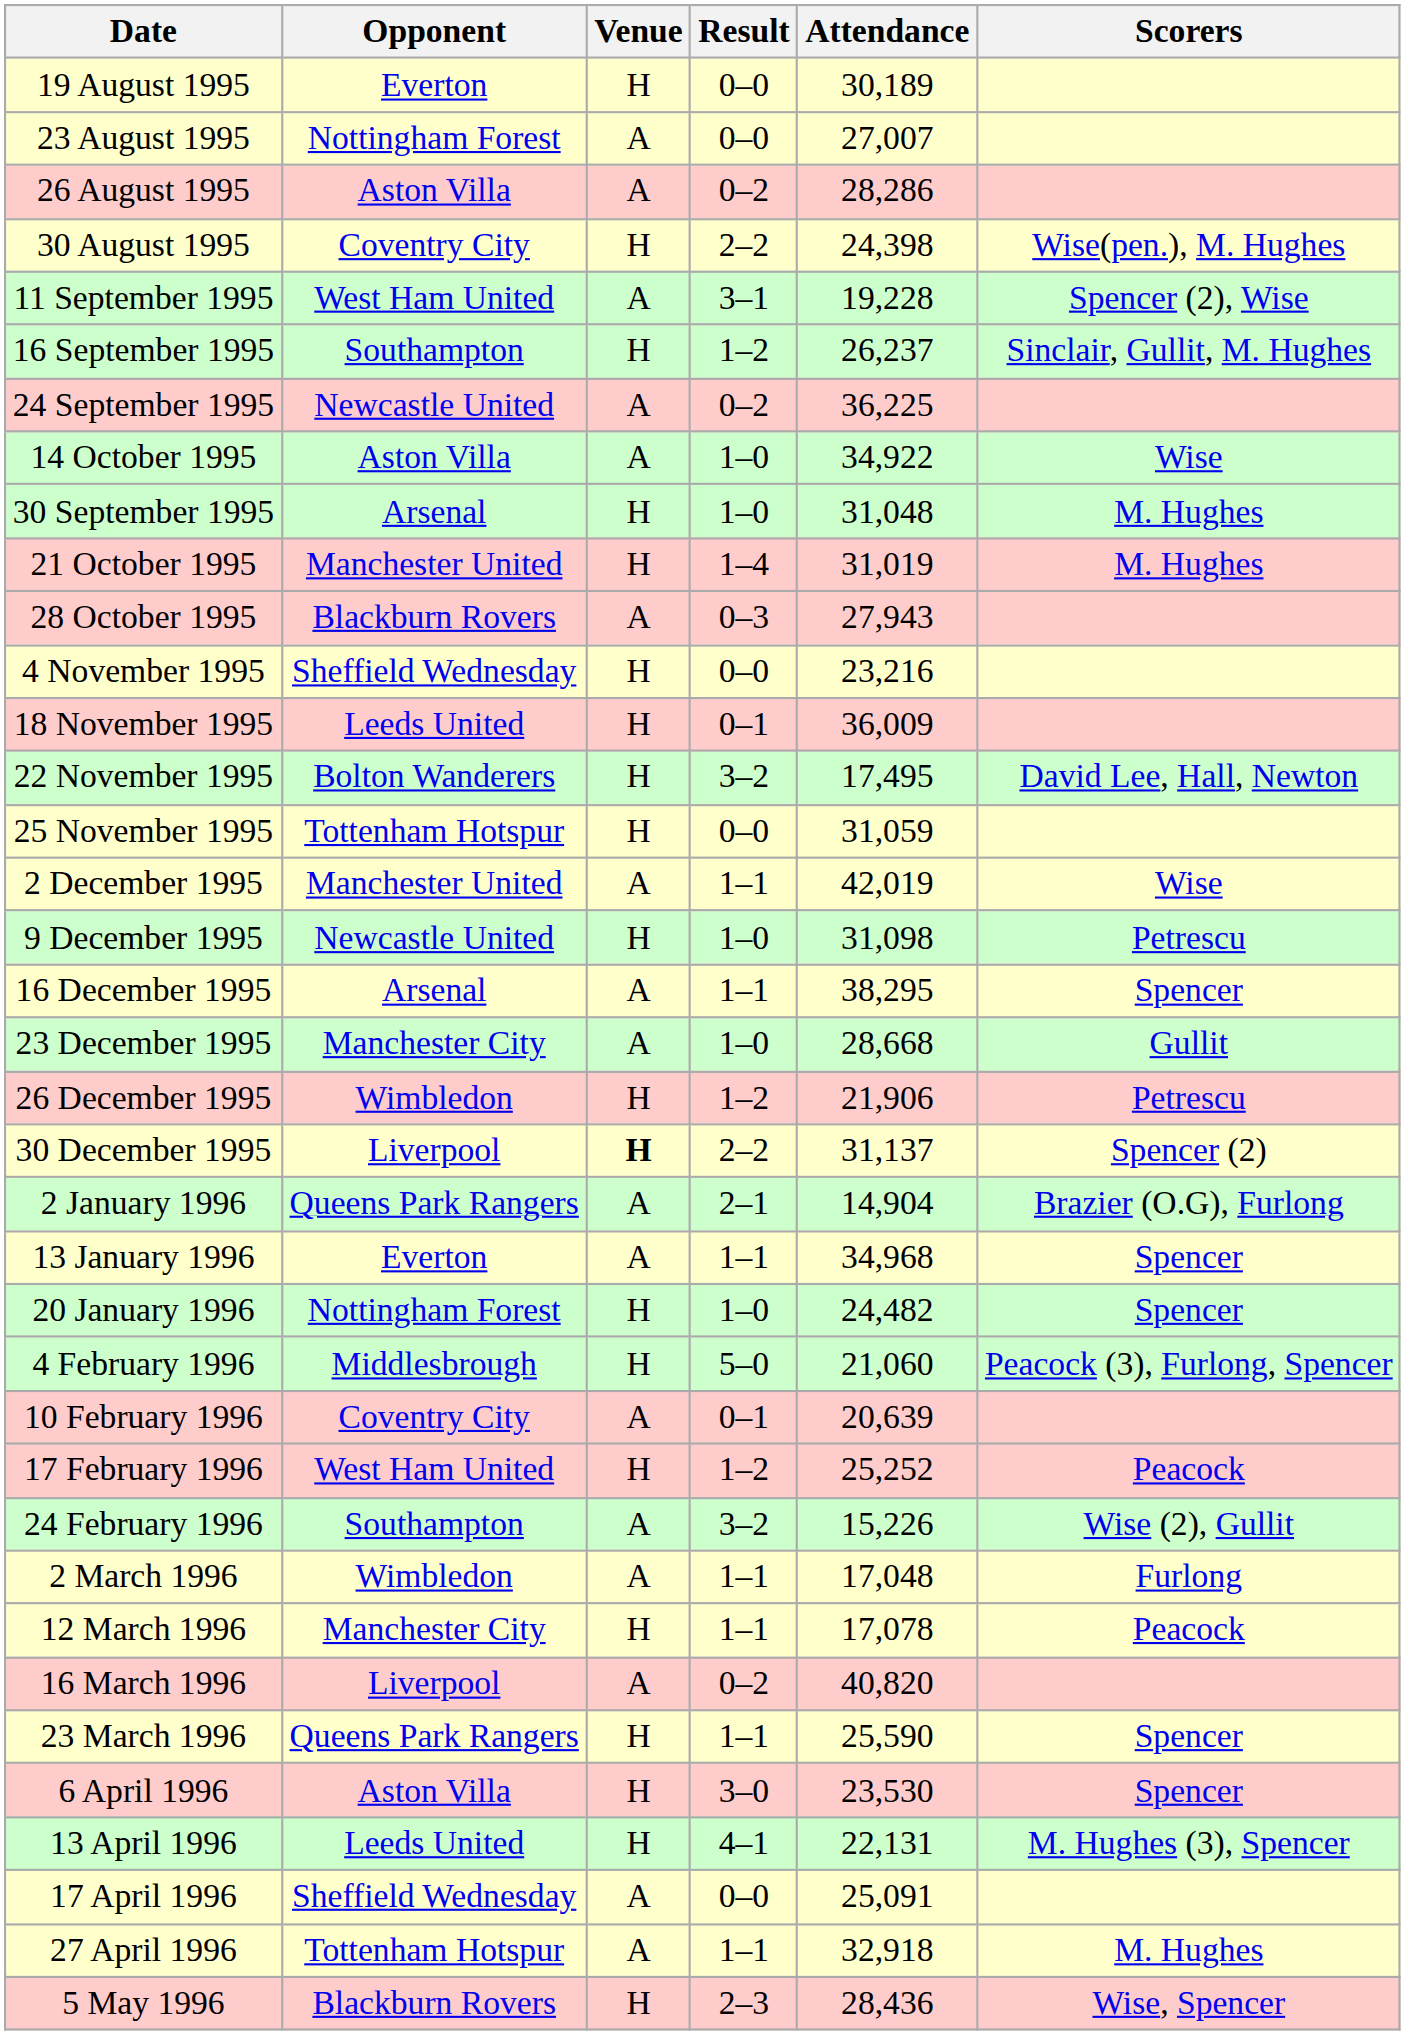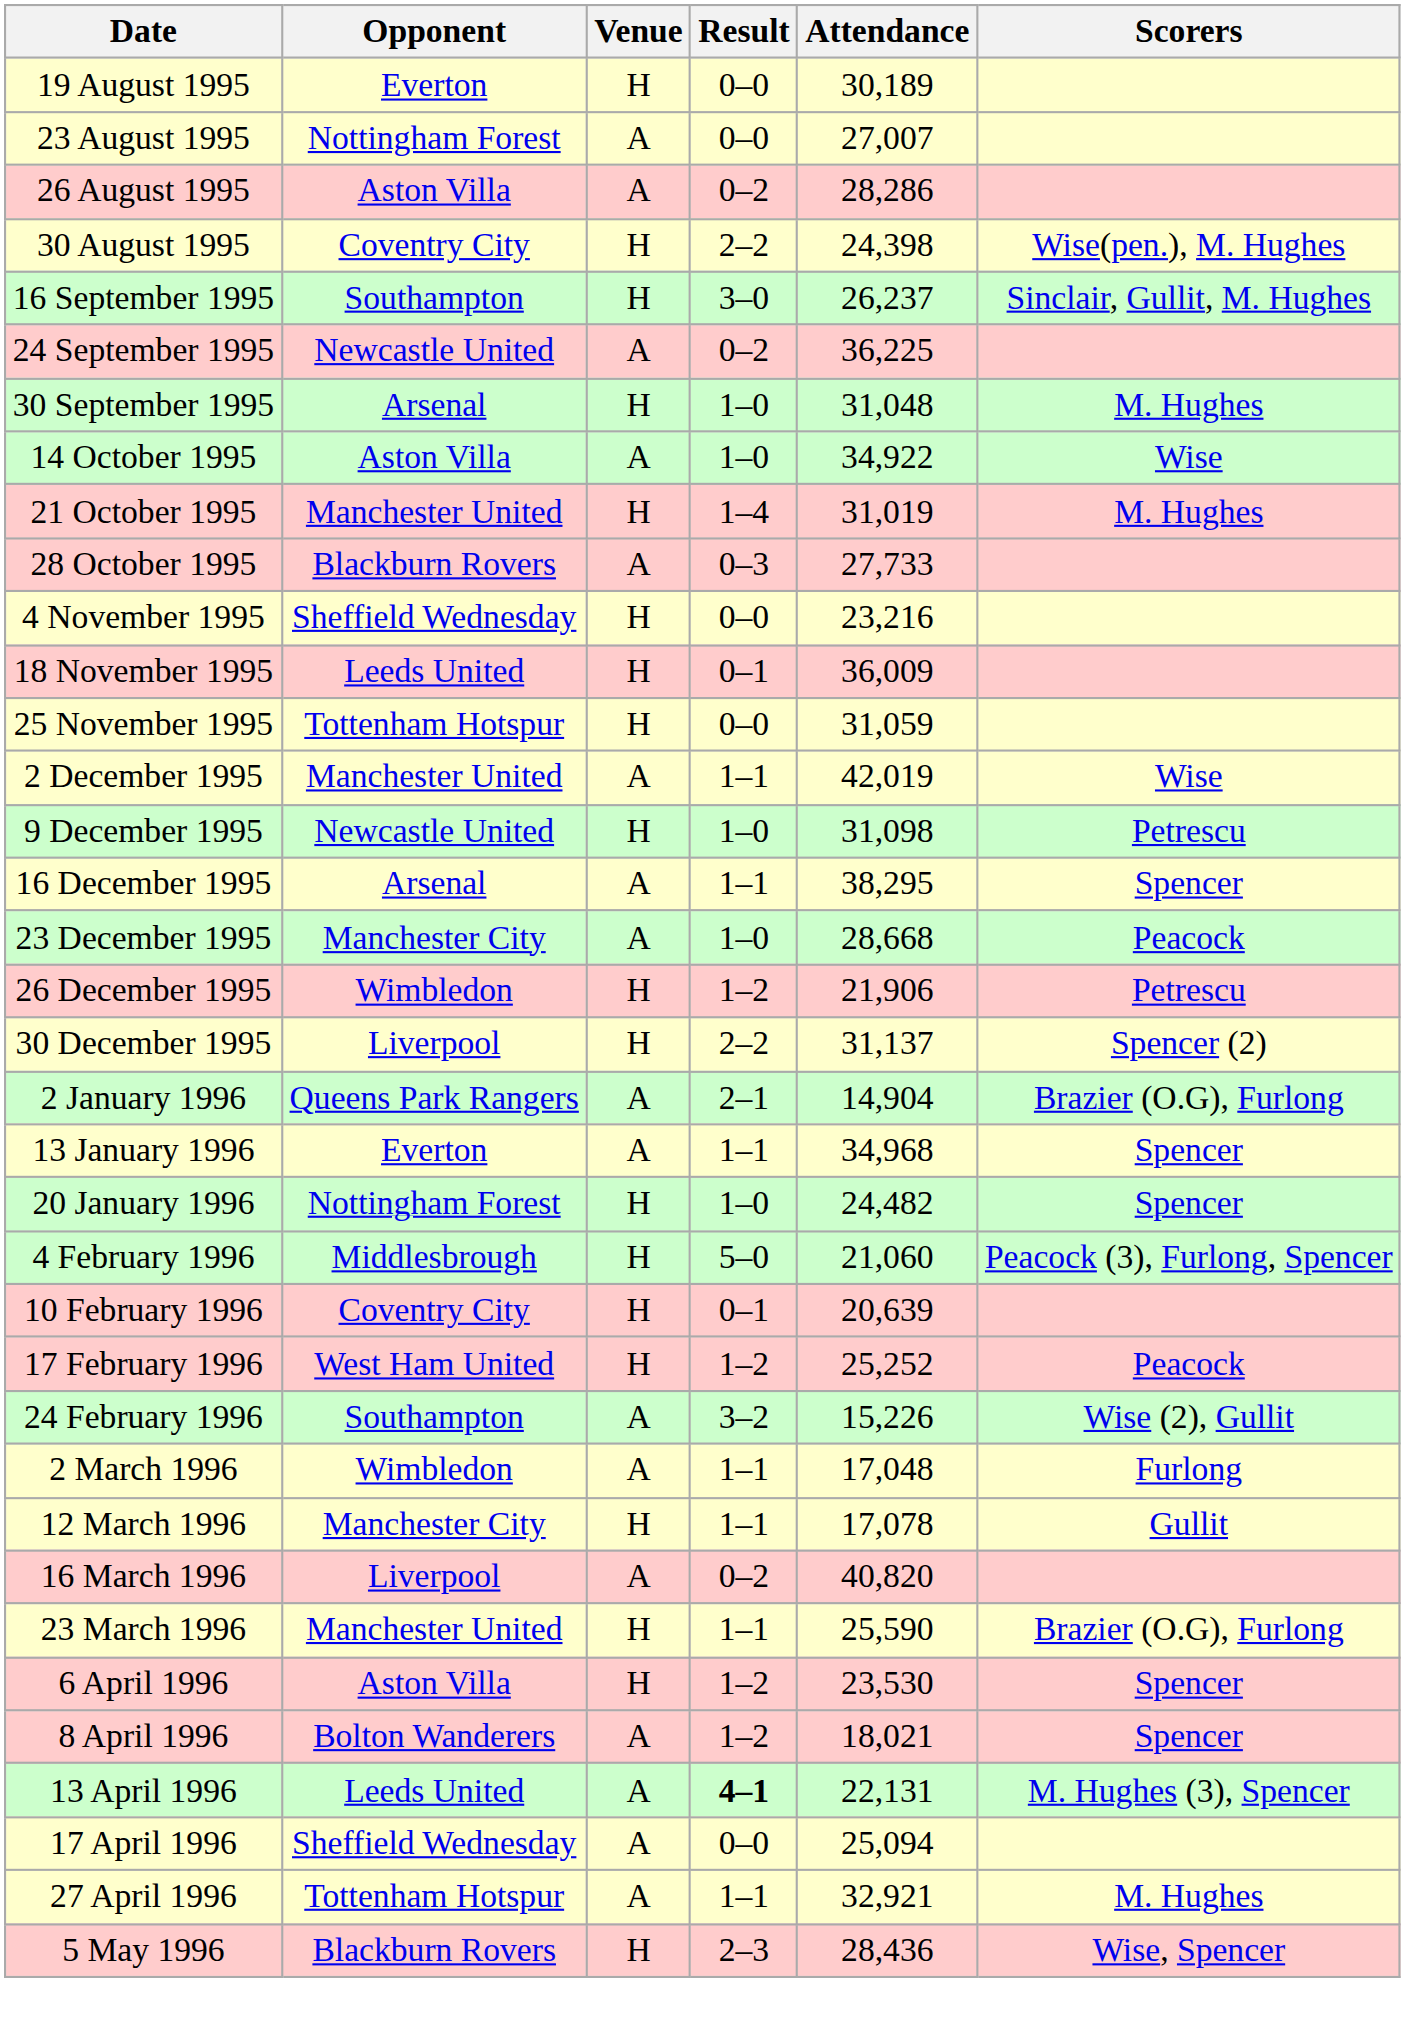- row: (143, 297)
(744, 350) 1–2 -> (744, 297) 3–0
rows swapped: (143, 510) <-> (143, 457)
(887, 617) 27,943 -> (887, 564) 27,733
- row: (143, 777)
(1189, 1043) Gullit -> (1189, 937) Peacock
(639, 1150) bold -> (639, 1043) normal
(639, 1416) A -> (639, 1310) H
(1189, 1629) Peacock -> (1189, 1523) Gullit
(434, 1736) Queens Park Rangers -> (434, 1629) Manchester United
(1189, 1736) Spencer -> (1189, 1629) Brazier (O.G), Furlong
(744, 1789) 3–0 -> (744, 1683) 1–2
+ row: (143, 1736)
(639, 1842) H -> (639, 1789) A
(744, 1842) normal -> (744, 1789) bold
(887, 1896) 25,091 -> (887, 1842) 25,094
(887, 1949) 32,918 -> (887, 1896) 32,921
